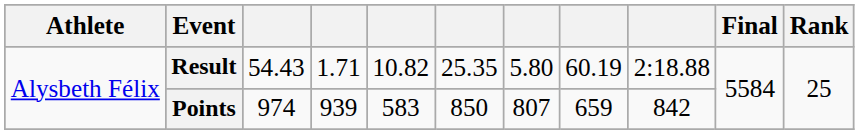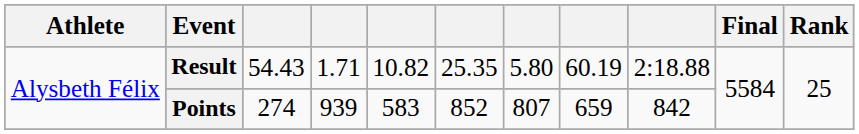(276, 108) 974 -> (276, 108) 274
(469, 108) 850 -> (469, 108) 852
